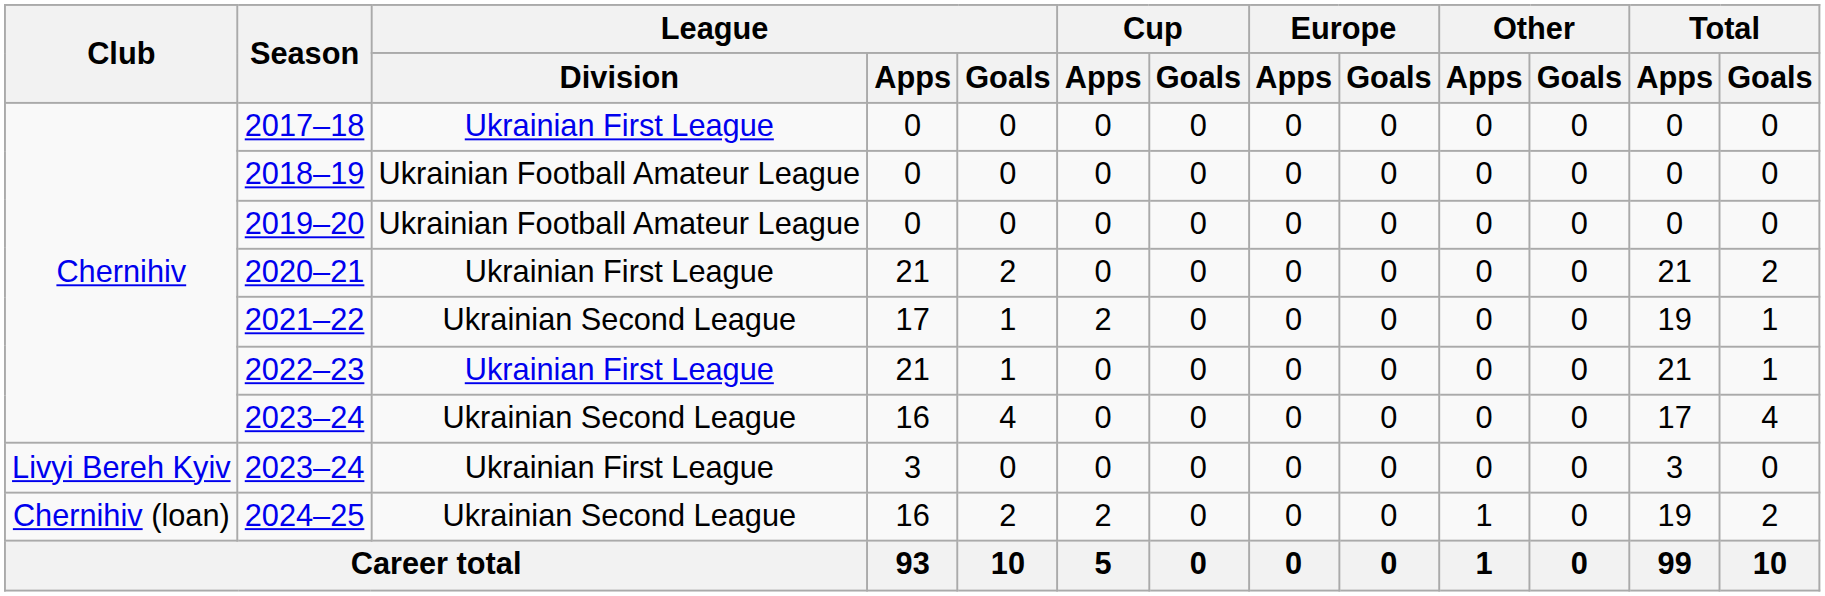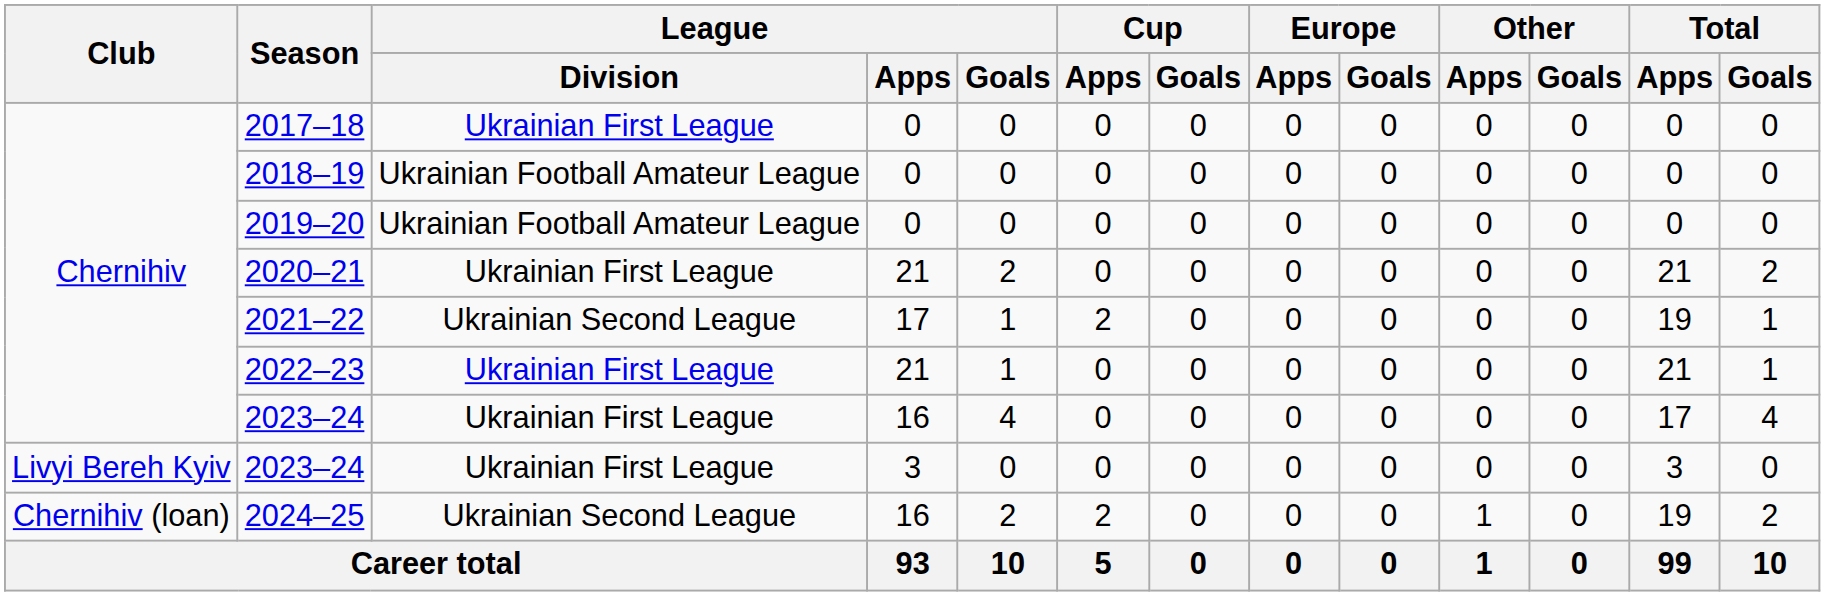(619, 418) Ukrainian Second League -> (619, 418) Ukrainian First League
